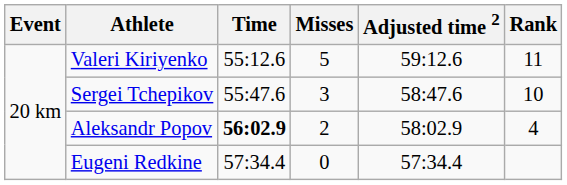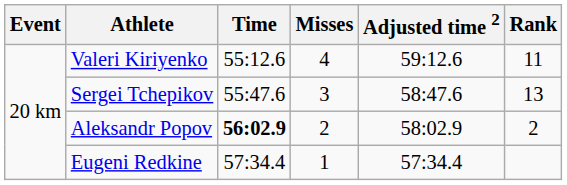(324, 60) 5 -> (324, 60) 4
(533, 94) 10 -> (533, 94) 13
(533, 128) 4 -> (533, 128) 2
(324, 162) 0 -> (324, 162) 1
